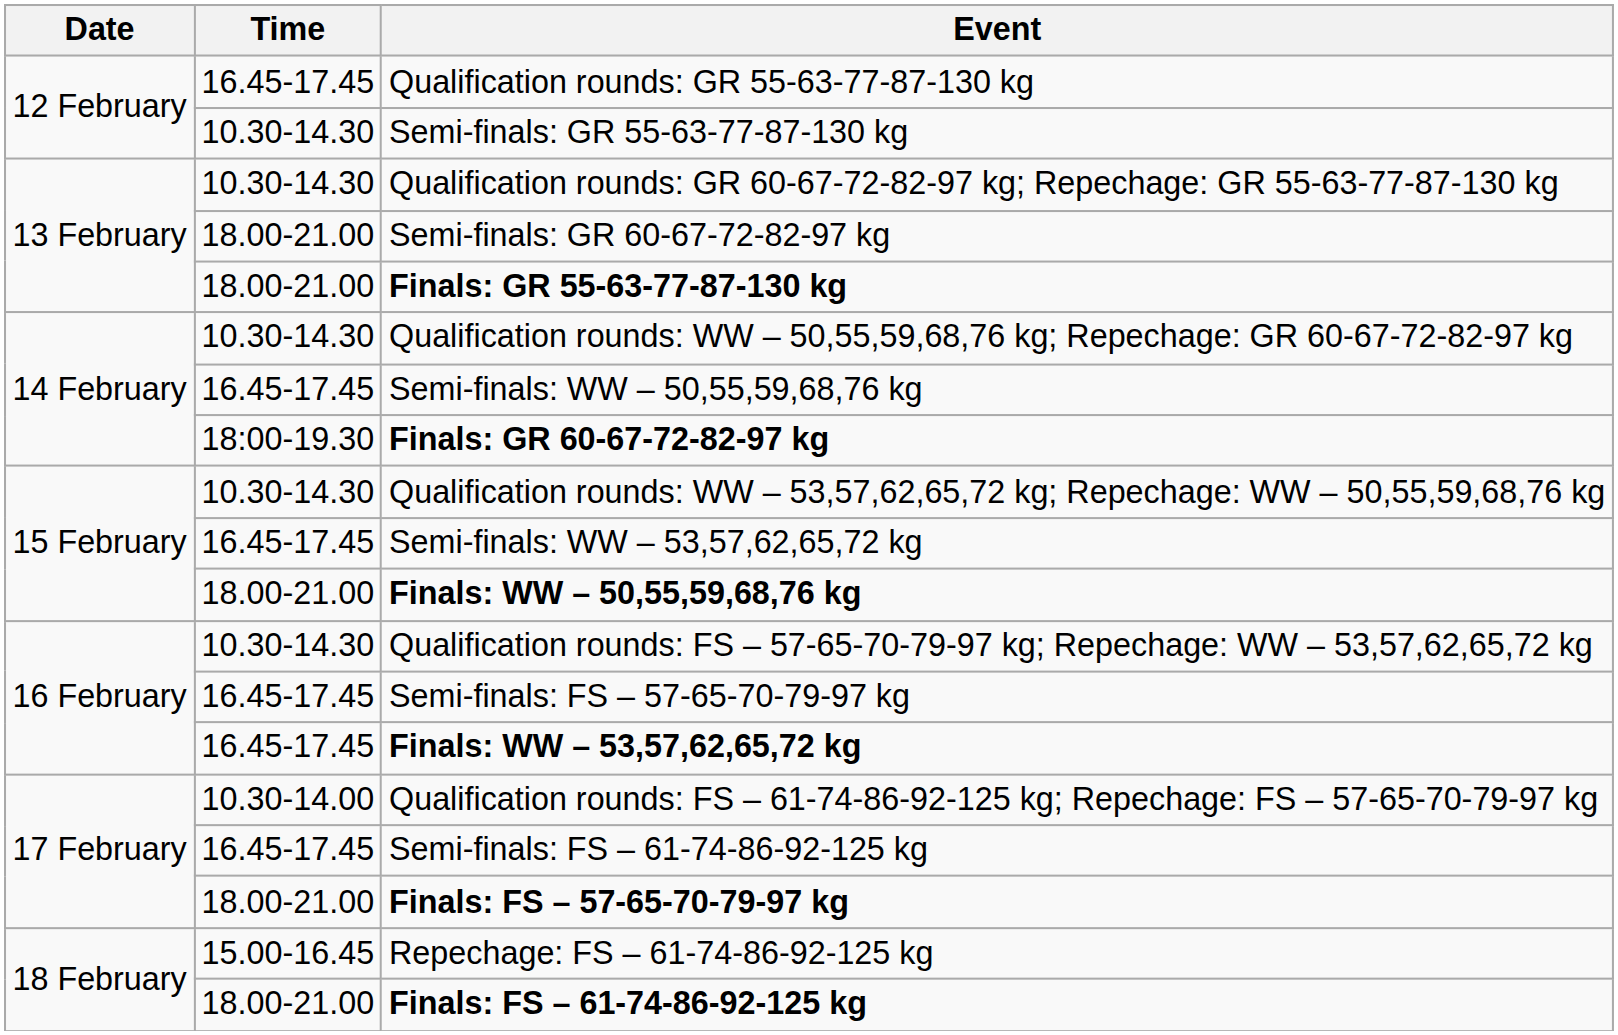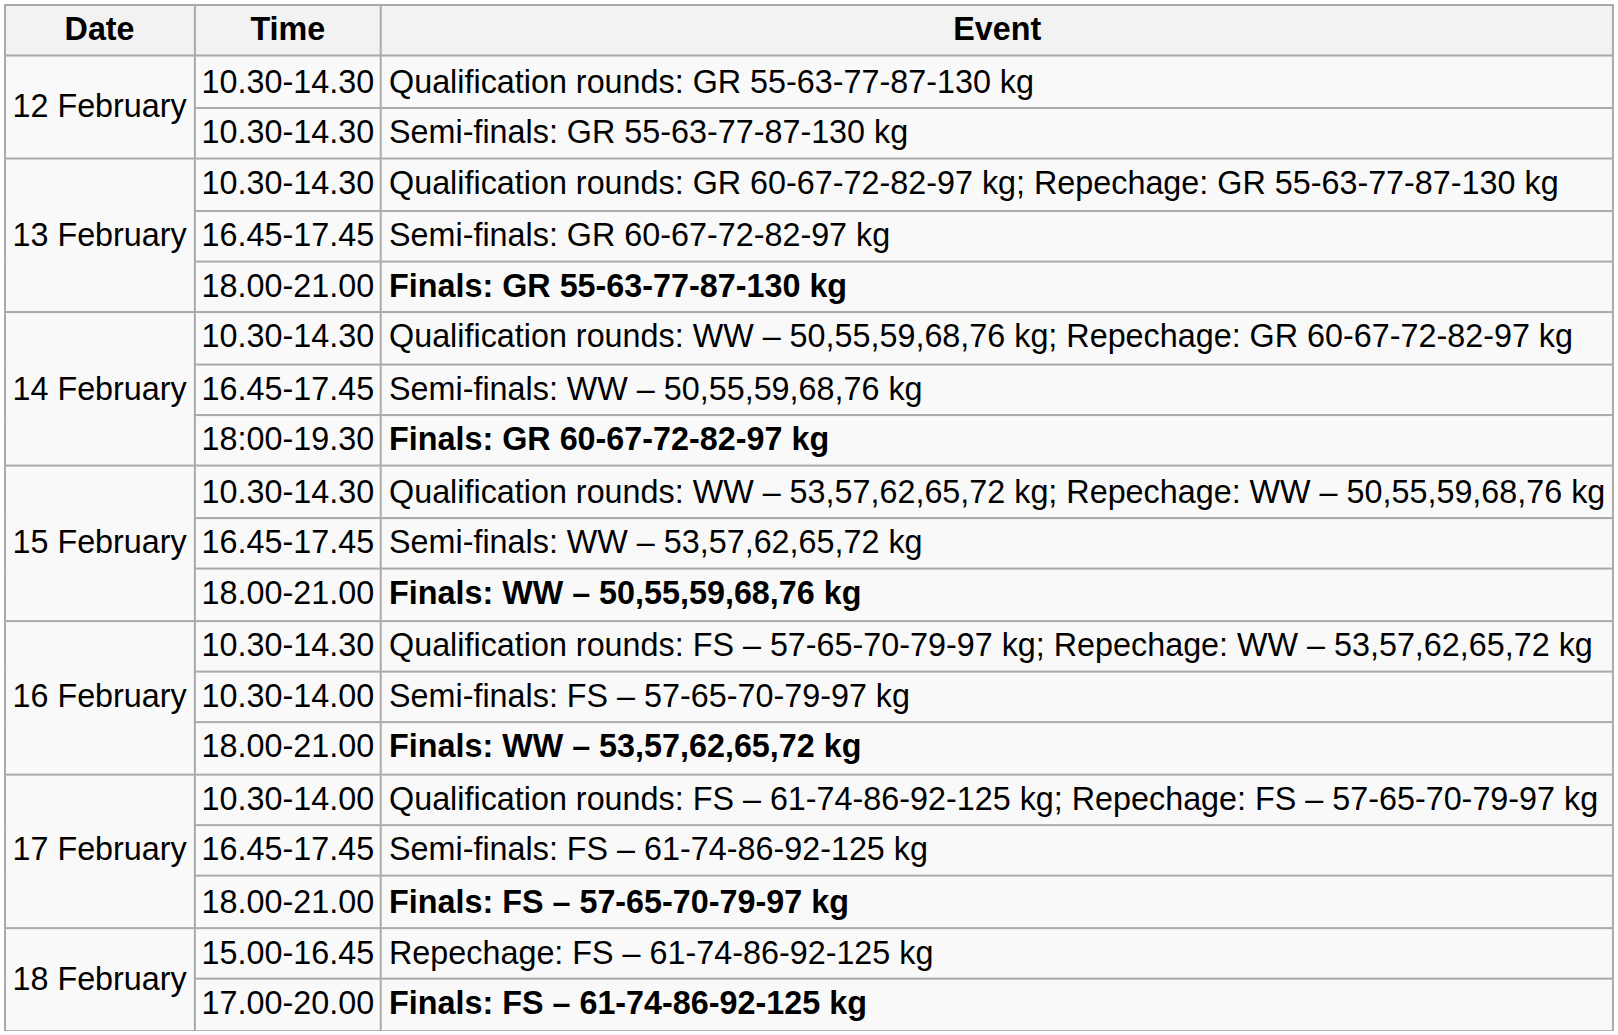(288, 81) 16.45-17.45 -> (288, 81) 10.30-14.30
(288, 235) 18.00-21.00 -> (288, 235) 16.45-17.45
(288, 696) 16.45-17.45 -> (288, 696) 10.30-14.00
(288, 747) 16.45-17.45 -> (288, 747) 18.00-21.00
(288, 1004) 18.00-21.00 -> (288, 1004) 17.00-20.00
